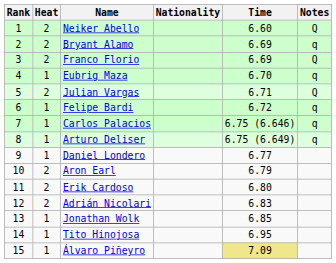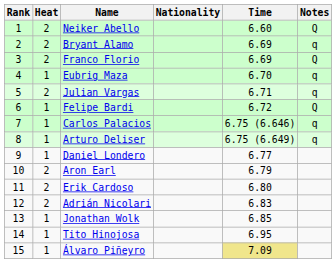(315, 92) Q -> (315, 92) q
(315, 108) q -> (315, 108) Q
